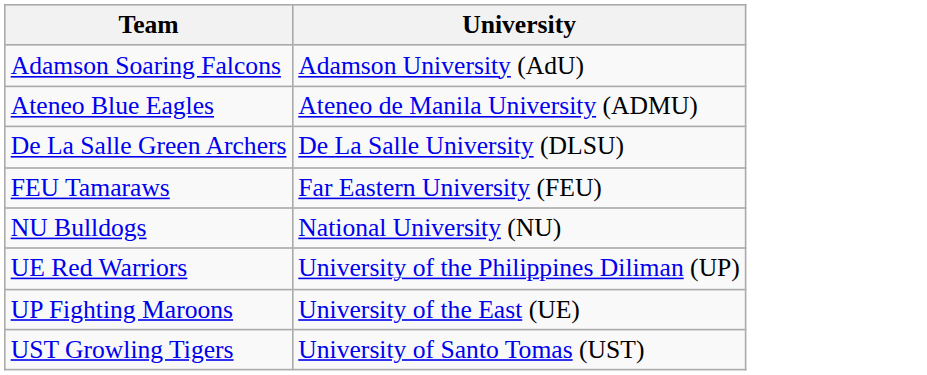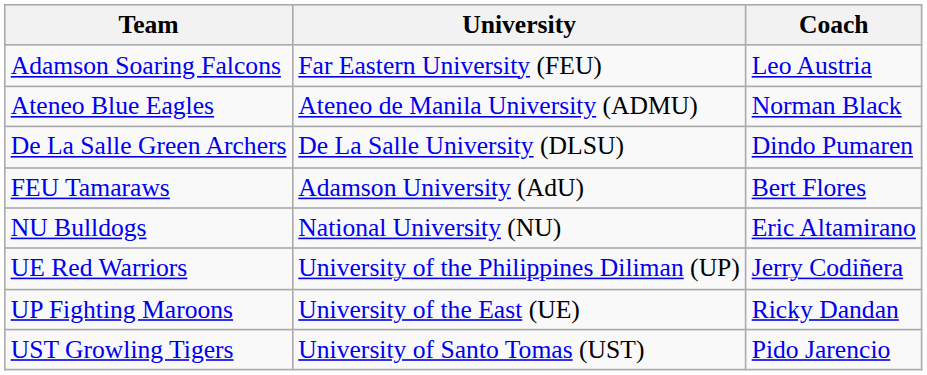+ column: (834, 24)
(441, 65) Adamson University (AdU) -> (450, 65) Far Eastern University (FEU)
(450, 187) Far Eastern University (FEU) -> (441, 187) Adamson University (AdU)
